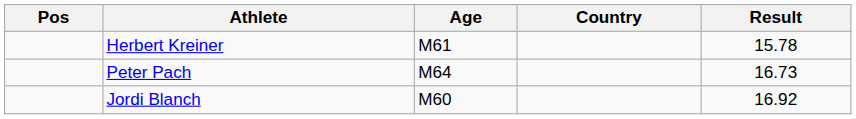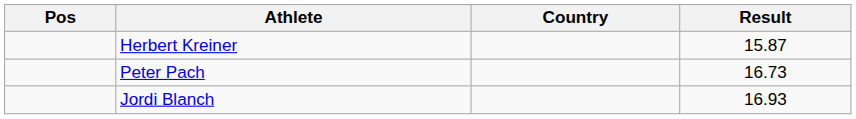- column: (466, 18)
(776, 45) 15.78 -> (765, 45) 15.87
(776, 99) 16.92 -> (765, 99) 16.93
